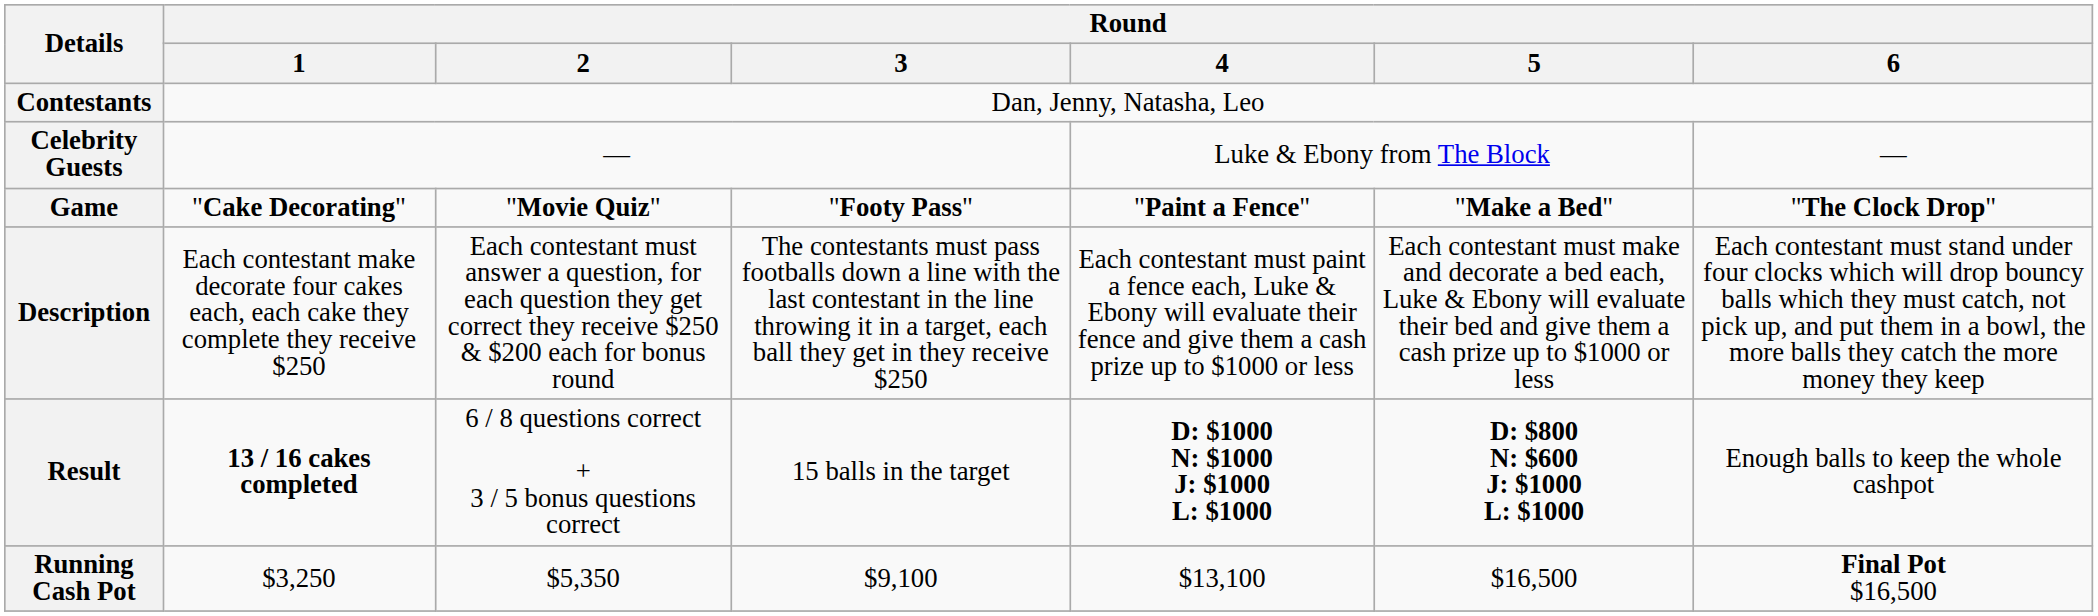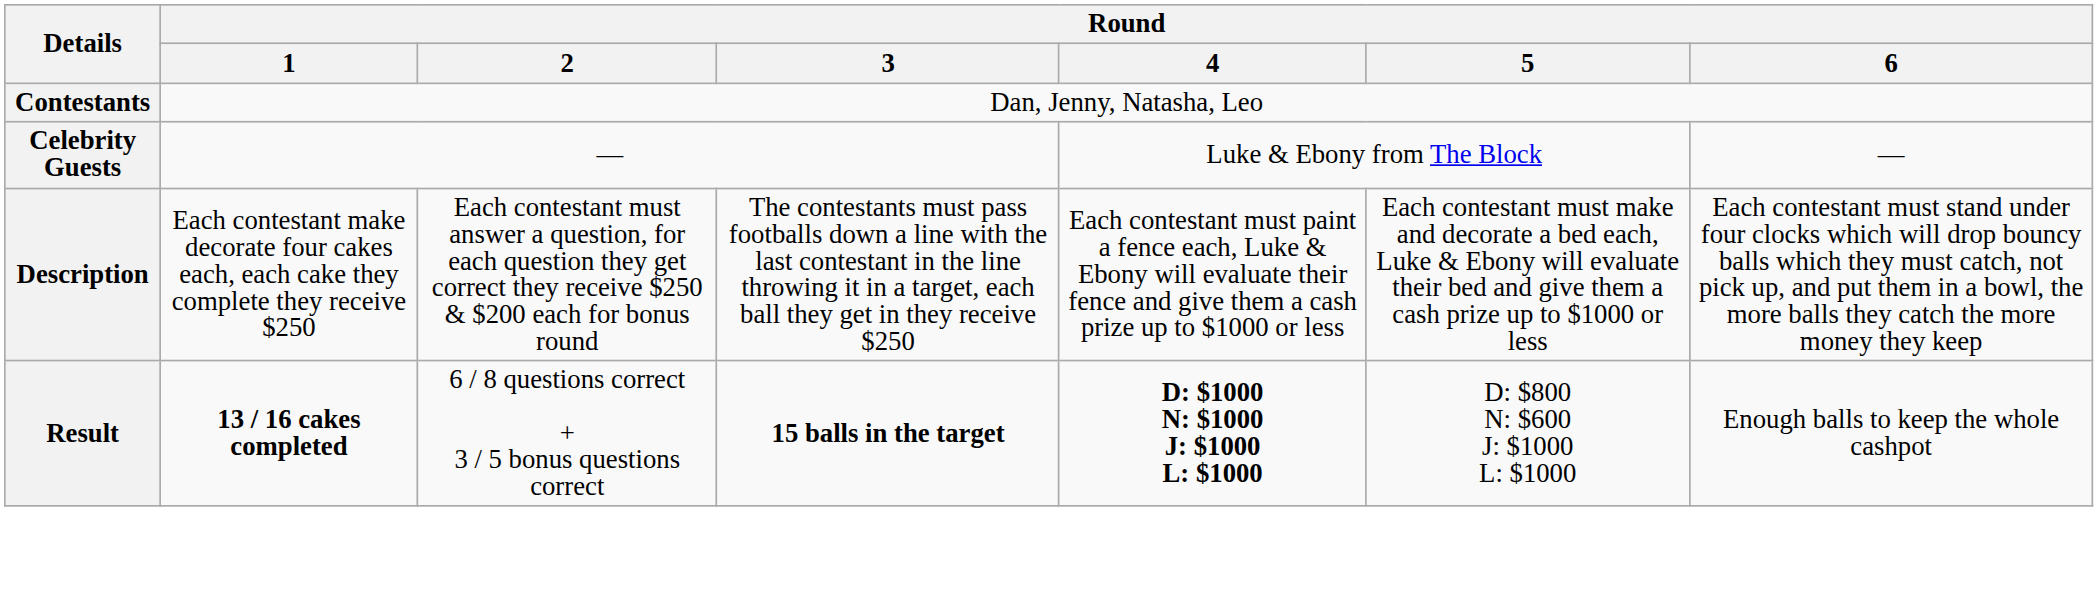- row: (84, 206)
(901, 471) normal -> (888, 432) bold
(1534, 471) bold -> (1528, 432) normal
- row: (84, 577)
